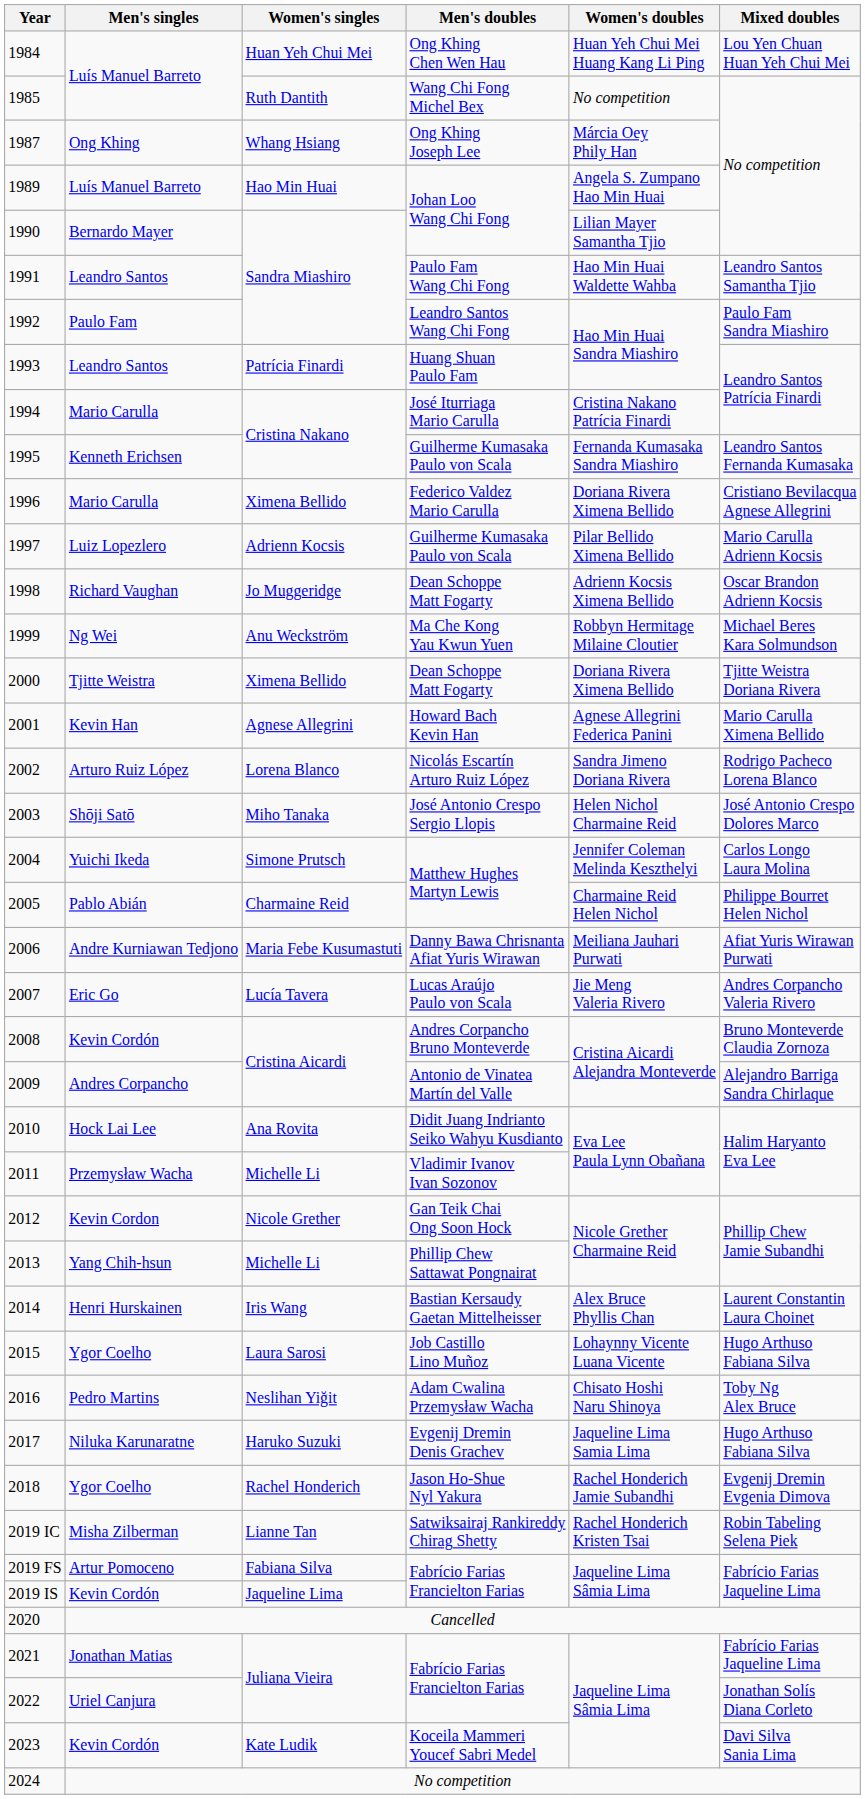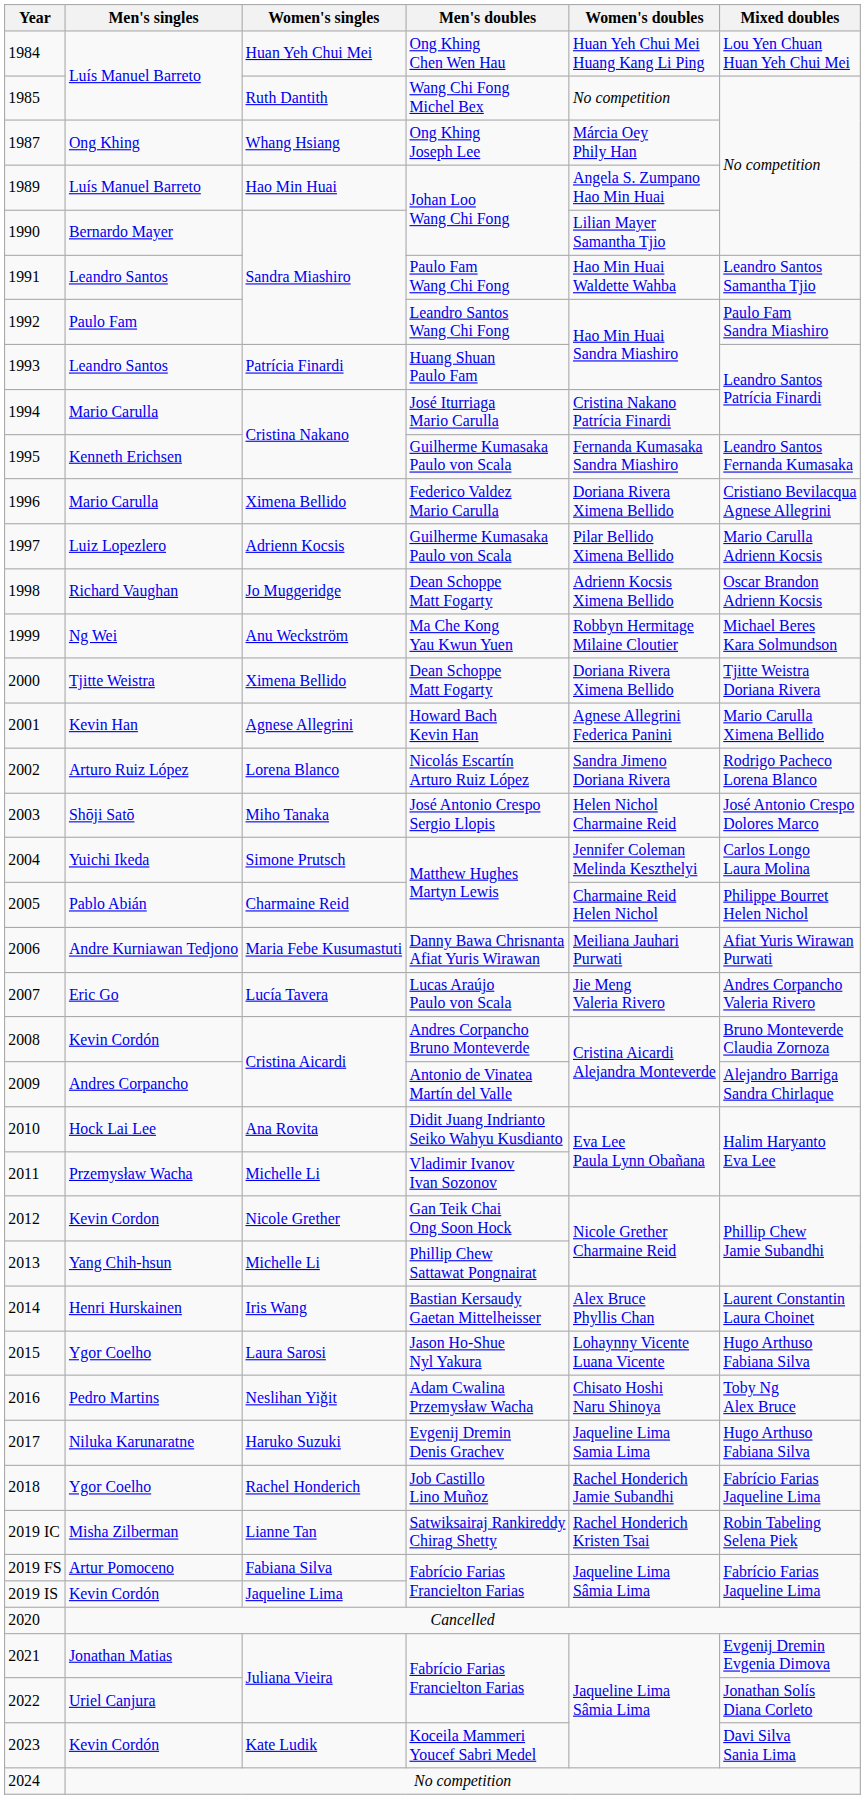(449, 1353) Job Castillo Lino Muñoz -> (457, 1353) Jason Ho-Shue Nyl Yakura
(457, 1487) Jason Ho-Shue Nyl Yakura -> (449, 1487) Job Castillo Lino Muñoz
(777, 1487) Evgenij Dremin Evgenia Dimova -> (772, 1487) Fabrício Farias Jaqueline Lima
(772, 1655) Fabrício Farias Jaqueline Lima -> (777, 1655) Evgenij Dremin Evgenia Dimova
